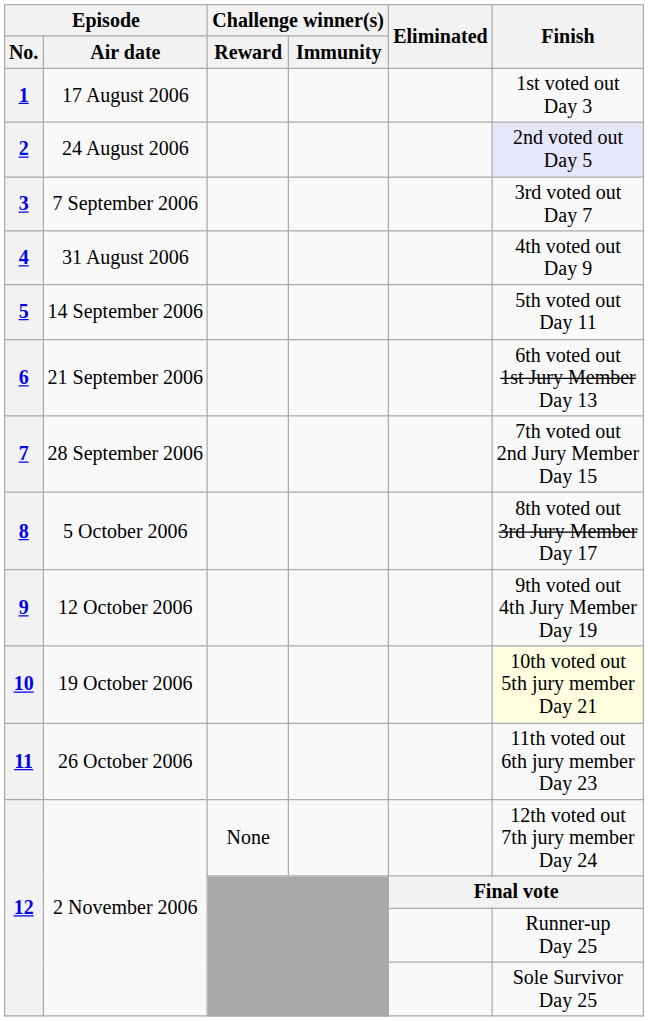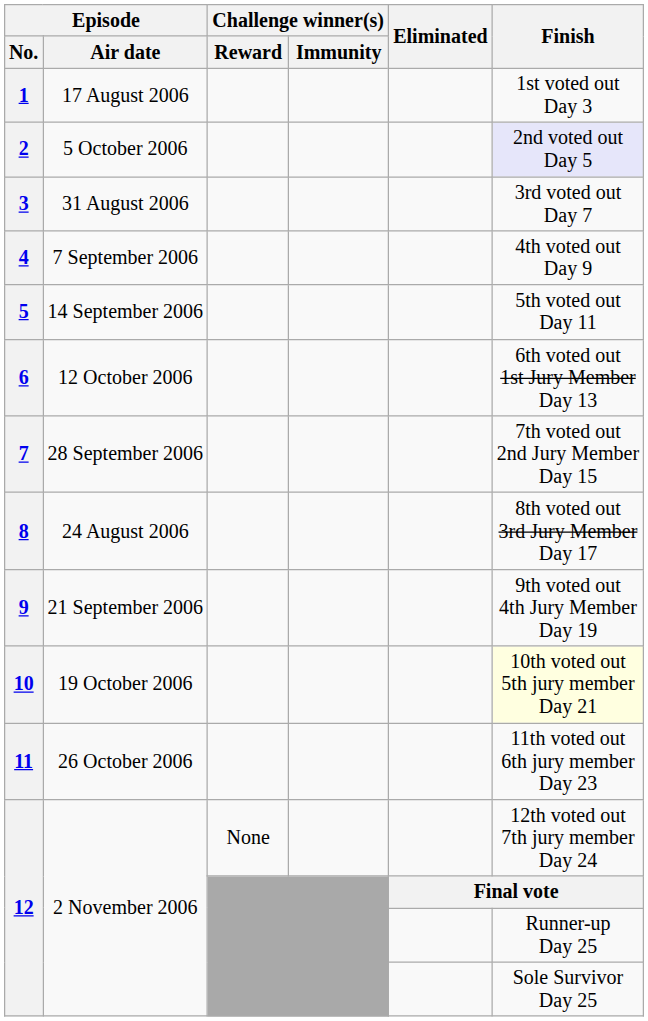(125, 149) 24 August 2006 -> (125, 149) 5 October 2006
(125, 203) 7 September 2006 -> (125, 203) 31 August 2006
(125, 257) 31 August 2006 -> (125, 257) 7 September 2006
(125, 377) 21 September 2006 -> (125, 377) 12 October 2006
(125, 530) 5 October 2006 -> (125, 530) 24 August 2006
(125, 607) 12 October 2006 -> (125, 607) 21 September 2006
